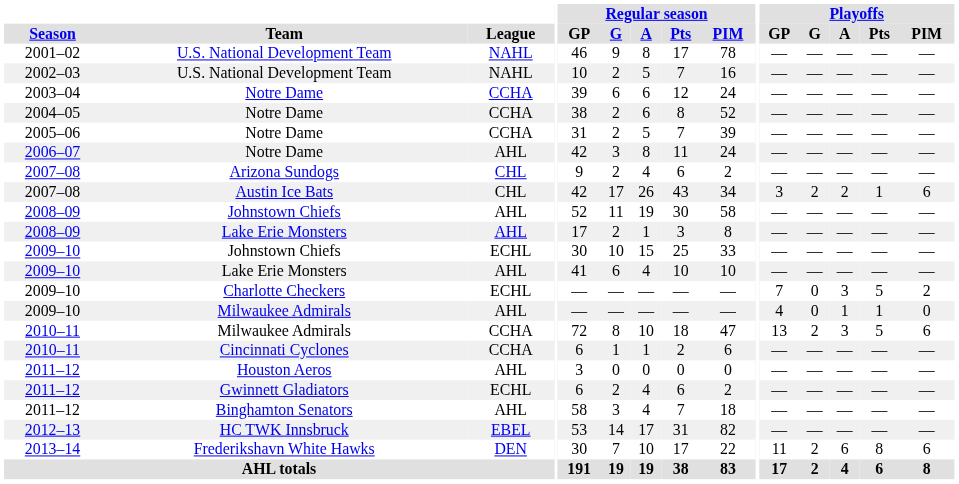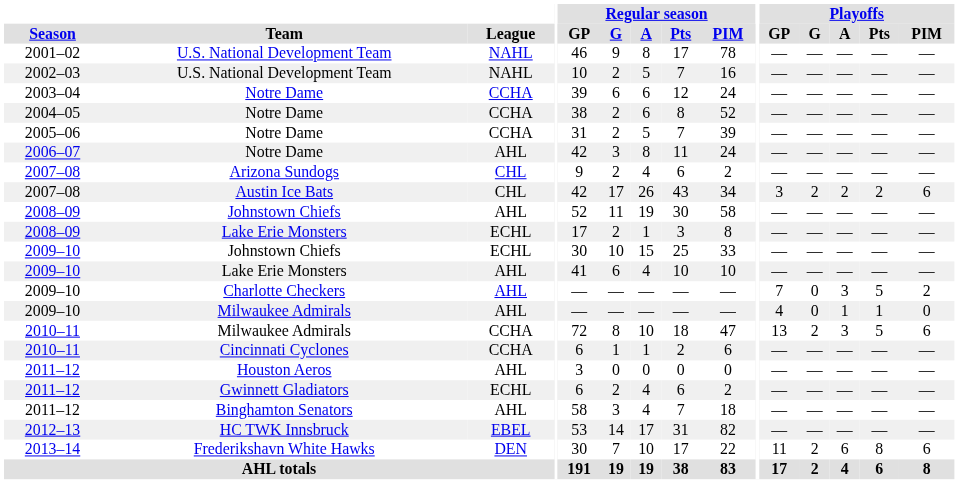(879, 192) 1 -> (879, 192) 2
(511, 231) AHL -> (511, 231) ECHL
(511, 291) ECHL -> (511, 291) AHL
